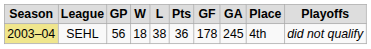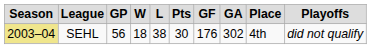(182, 33) 36 -> (182, 33) 30
(207, 33) 178 -> (207, 33) 176
(233, 33) 245 -> (233, 33) 302
